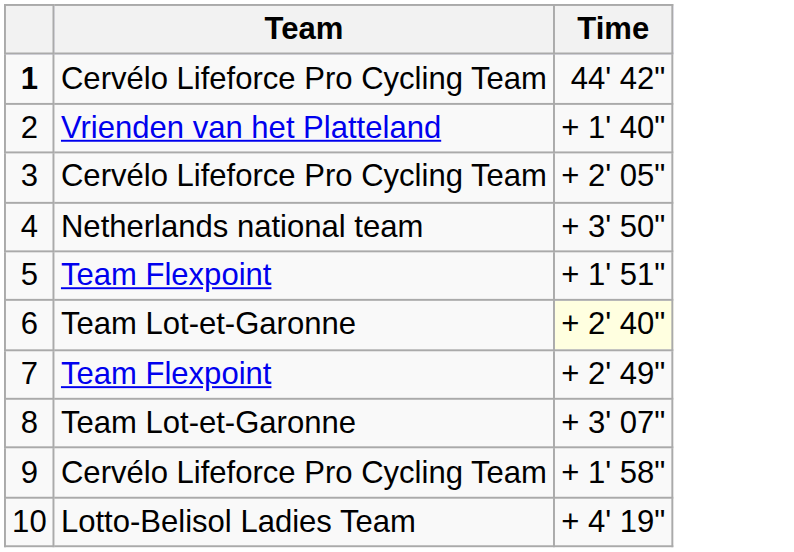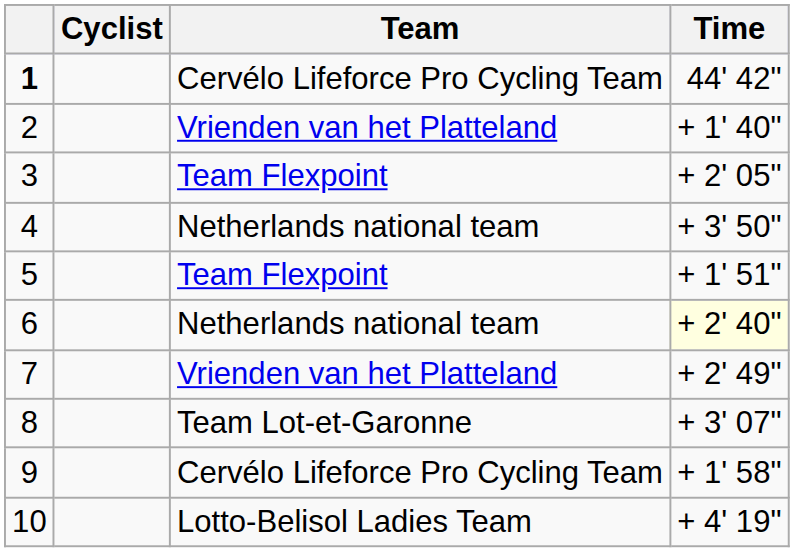+ column: (112, 29)
(304, 176) Cervélo Lifeforce Pro Cycling Team -> (282, 176) Team Flexpoint
(208, 324) Team Lot-et-Garonne -> (358, 324) Netherlands national team
(166, 373) Team Flexpoint -> (367, 373) Vrienden van het Platteland
